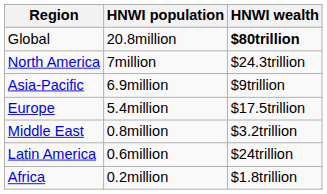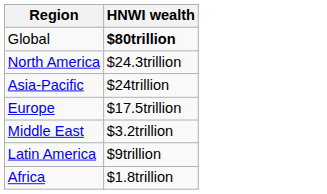- column: (165, 16)
(258, 85) $9trillion -> (138, 85) $24trillion
(262, 154) $24trillion -> (134, 154) $9trillion
